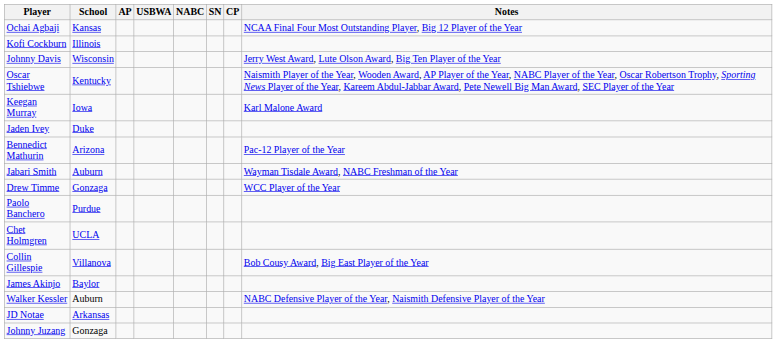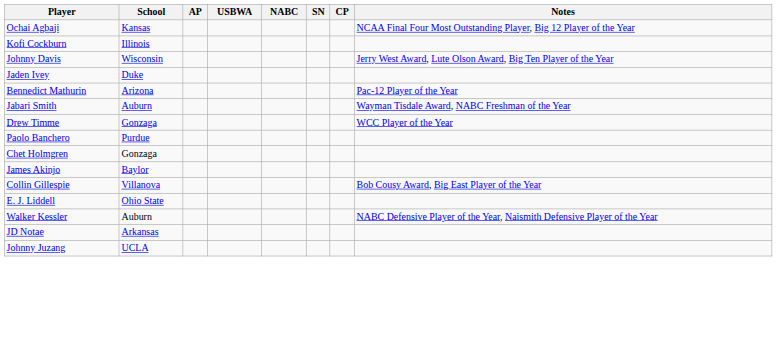- row: (26, 80)
- row: (22, 107)
(86, 235) UCLA -> (139, 153) Gonzaga
rows swapped: (33, 283) <-> (25, 262)
+ row: (31, 201)
(90, 331) Gonzaga -> (135, 248) UCLA
